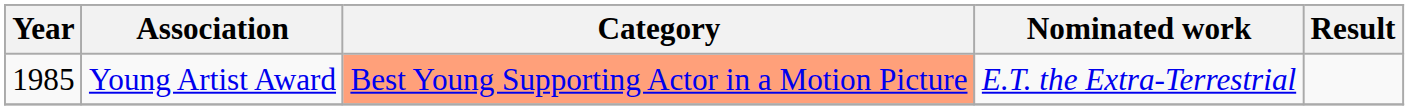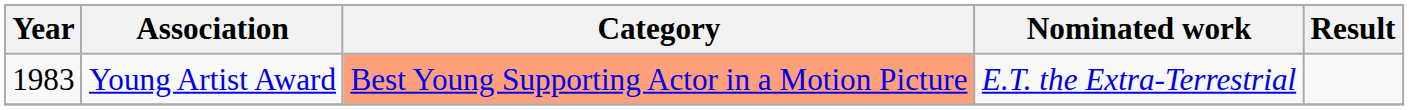(43, 78) 1985 -> (43, 78) 1983
